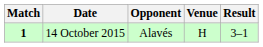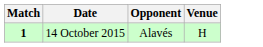- column: (239, 13)
